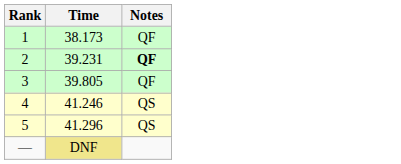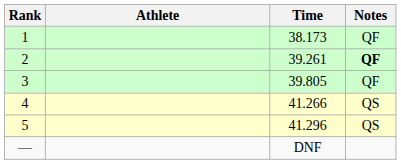+ column: (158, 15)
(84, 59) 39.231 -> (308, 59) 39.261
(84, 103) 41.246 -> (308, 103) 41.266
(84, 147) khaki background -> (308, 147) no background
